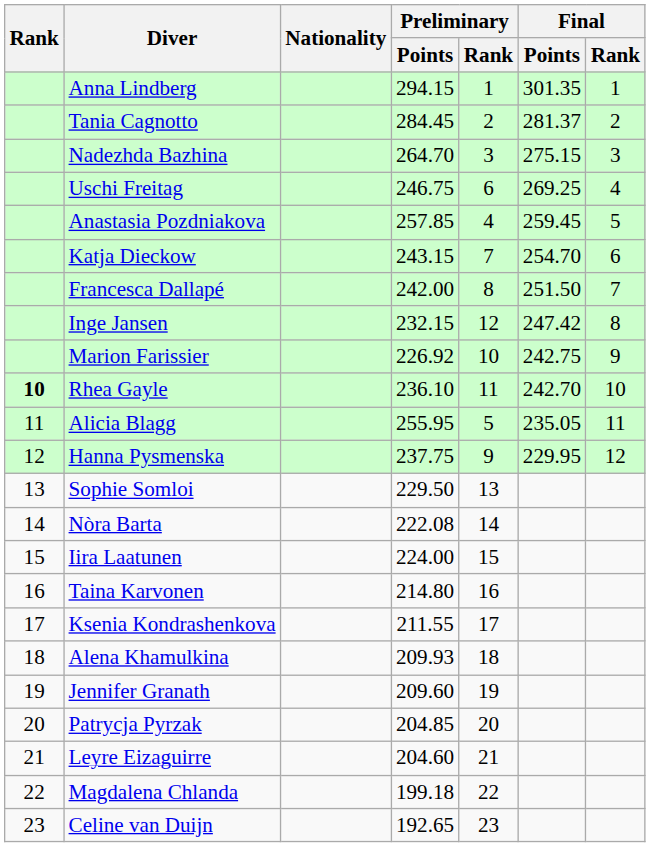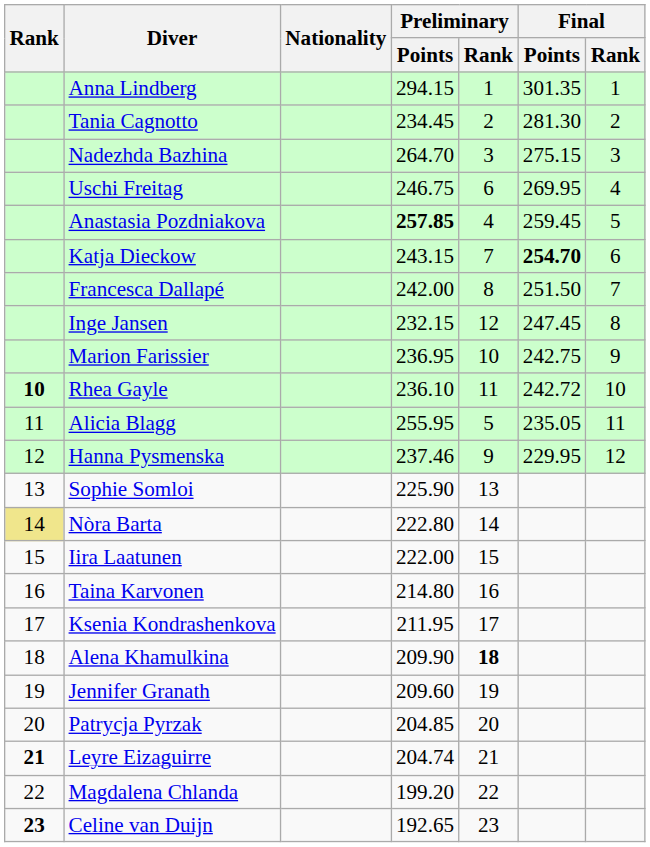(425, 121) 284.45 -> (425, 121) 234.45
(552, 121) 281.37 -> (552, 121) 281.30
(552, 188) 269.25 -> (552, 188) 269.95
(425, 222) normal -> (425, 222) bold
(552, 255) normal -> (552, 255) bold
(552, 322) 247.42 -> (552, 322) 247.45
(425, 356) 226.92 -> (425, 356) 236.95
(552, 389) 242.70 -> (552, 389) 242.72
(425, 456) 237.75 -> (425, 456) 237.46
(425, 490) 229.50 -> (425, 490) 225.90
(34, 523) no background -> (34, 523) khaki background
(425, 523) 222.08 -> (425, 523) 222.80
(425, 557) 224.00 -> (425, 557) 222.00
(425, 624) 211.55 -> (425, 624) 211.95
(425, 657) 209.93 -> (425, 657) 209.90
(488, 657) normal -> (488, 657) bold
(34, 758) normal -> (34, 758) bold
(425, 758) 204.60 -> (425, 758) 204.74
(425, 791) 199.18 -> (425, 791) 199.20
(34, 825) normal -> (34, 825) bold
